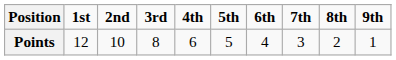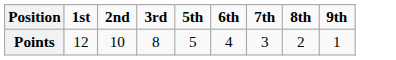- column: (193, 16)
